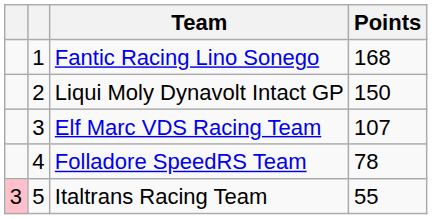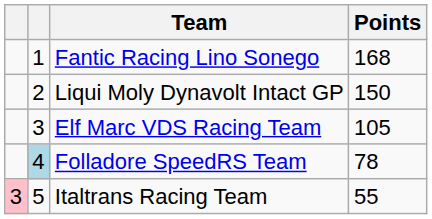(372, 127) 107 -> (372, 127) 105
(38, 162) no background -> (38, 162) lightblue background
